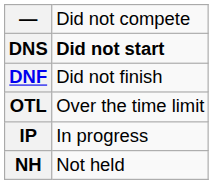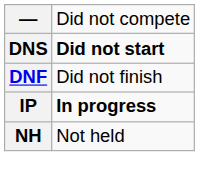- row: (28, 106)
(102, 135) normal -> (106, 106) bold
